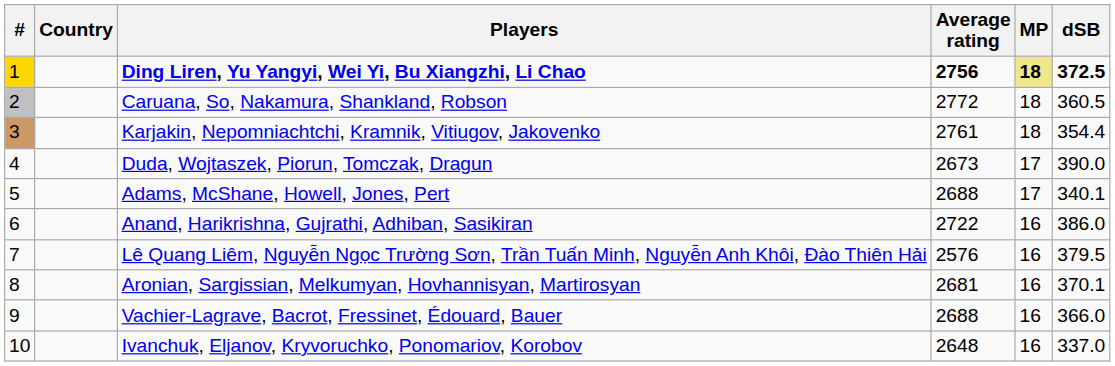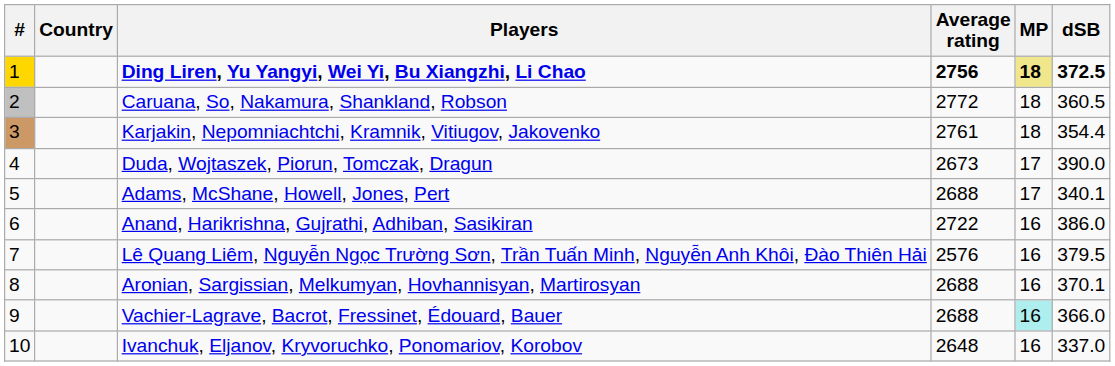(957, 284) 2681 -> (957, 284) 2688
(1030, 315) no background -> (1030, 315) paleturquoise background
